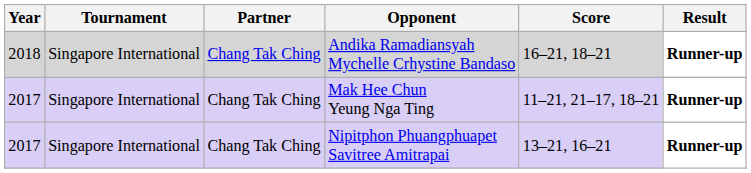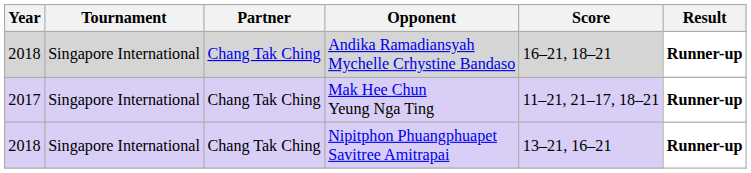(24, 145) 2017 -> (24, 145) 2018
